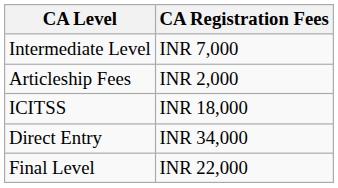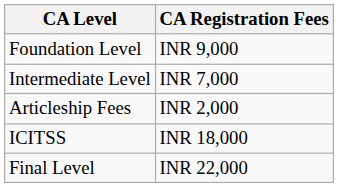+ row: (75, 49)
- row: (55, 138)
